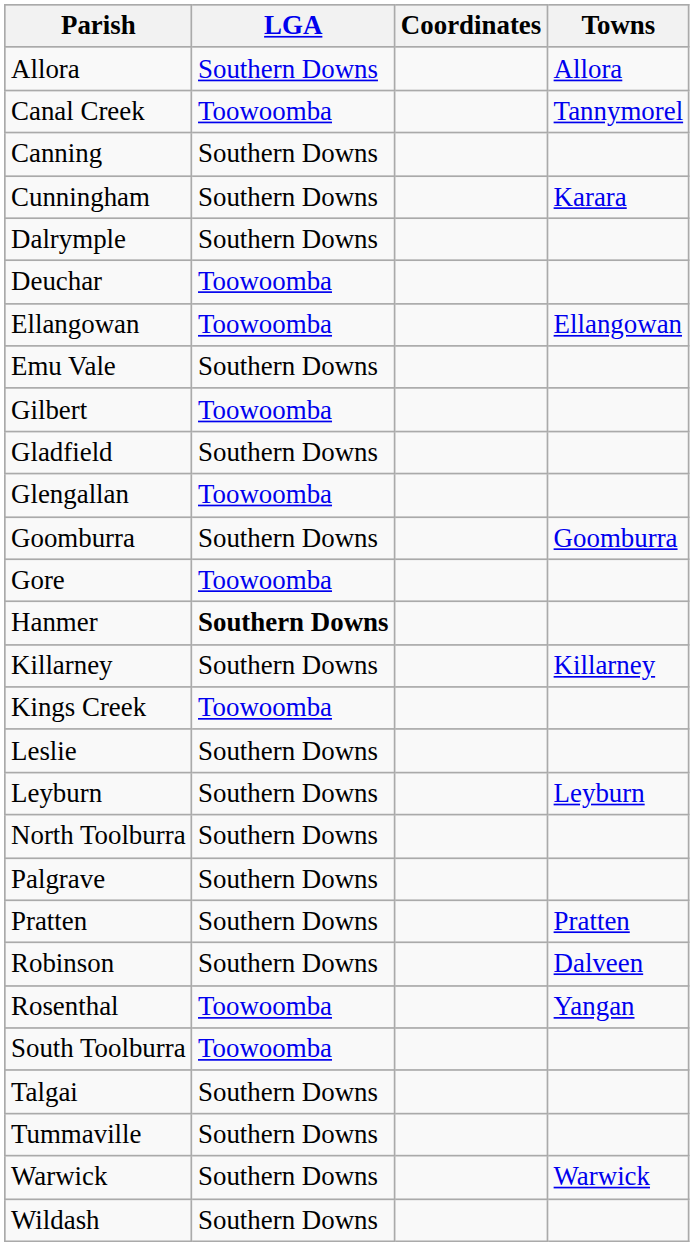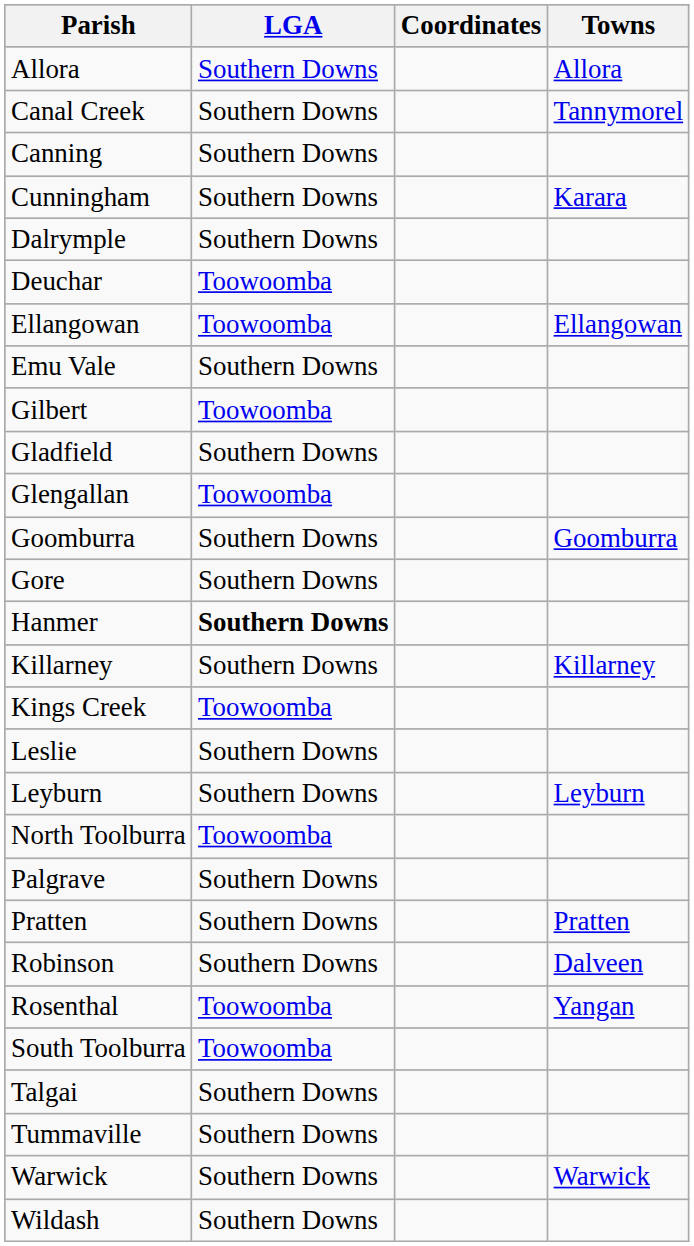(265, 111) Toowoomba -> (288, 111) Southern Downs
(265, 580) Toowoomba -> (288, 580) Southern Downs
(288, 835) Southern Downs -> (265, 835) Toowoomba
